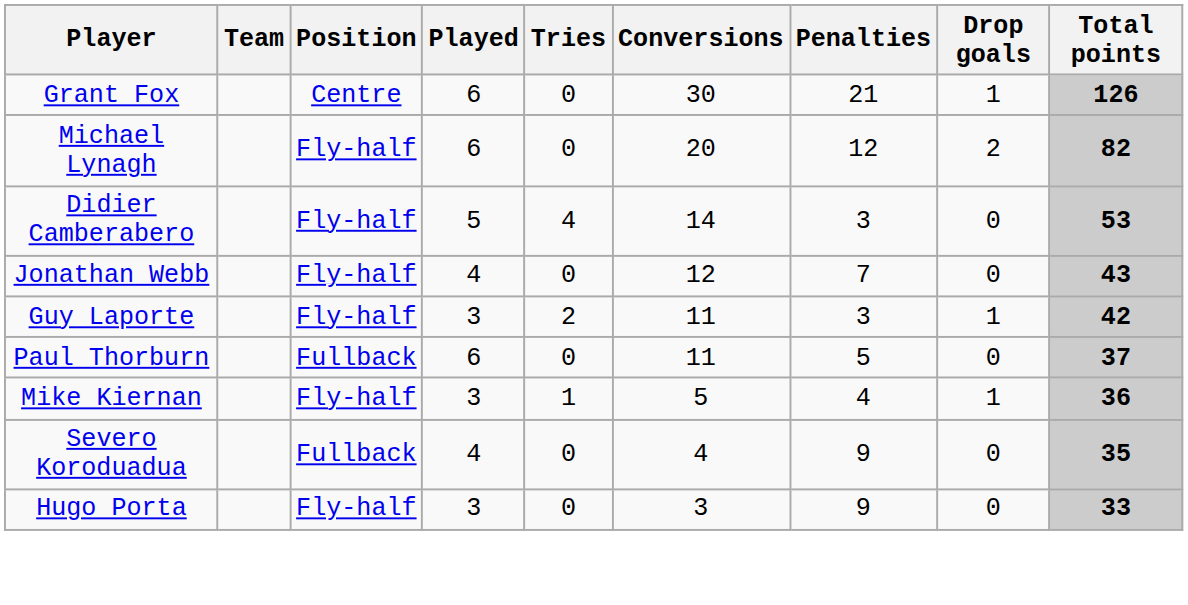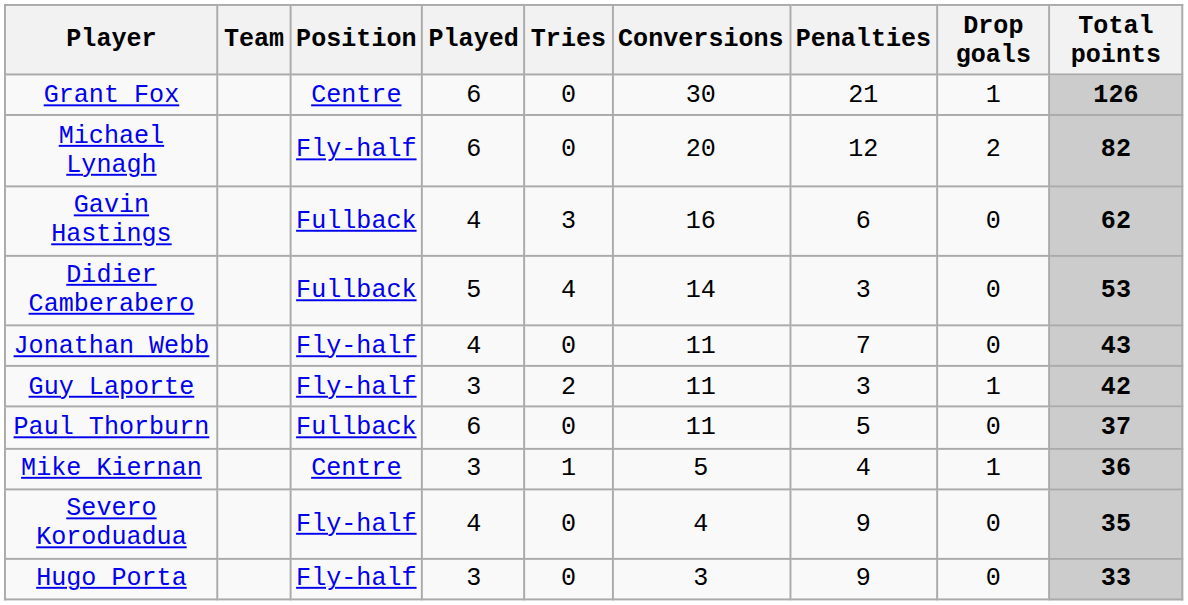+ row: (111, 220)
(356, 220) Fly-half -> (356, 290) Fullback
(701, 276) 12 -> (701, 346) 11
(356, 399) Fly-half -> (356, 468) Centre
(356, 454) Fullback -> (356, 524) Fly-half
